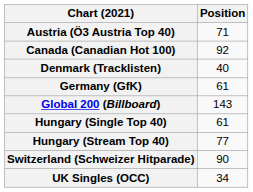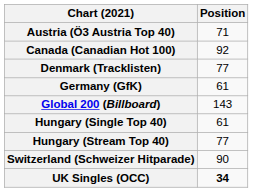(223, 68) 40 -> (223, 68) 77
(223, 178) normal -> (223, 178) bold
